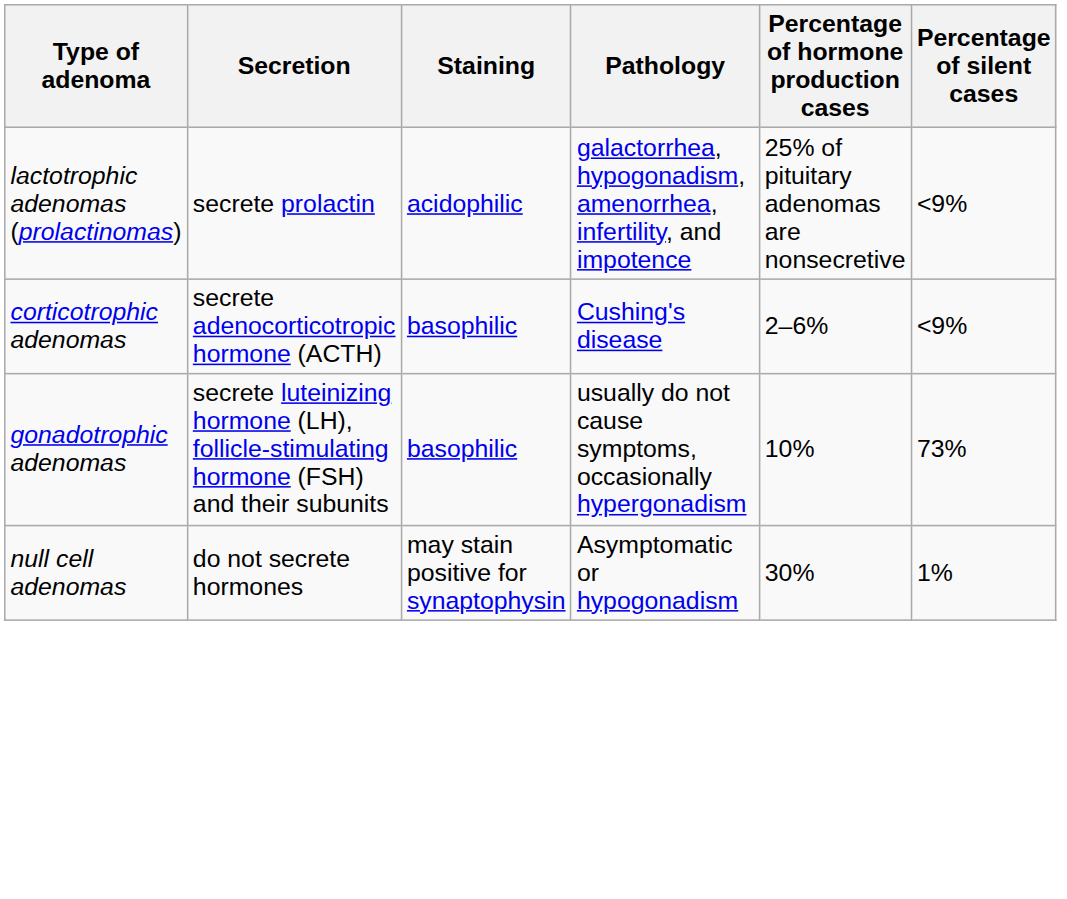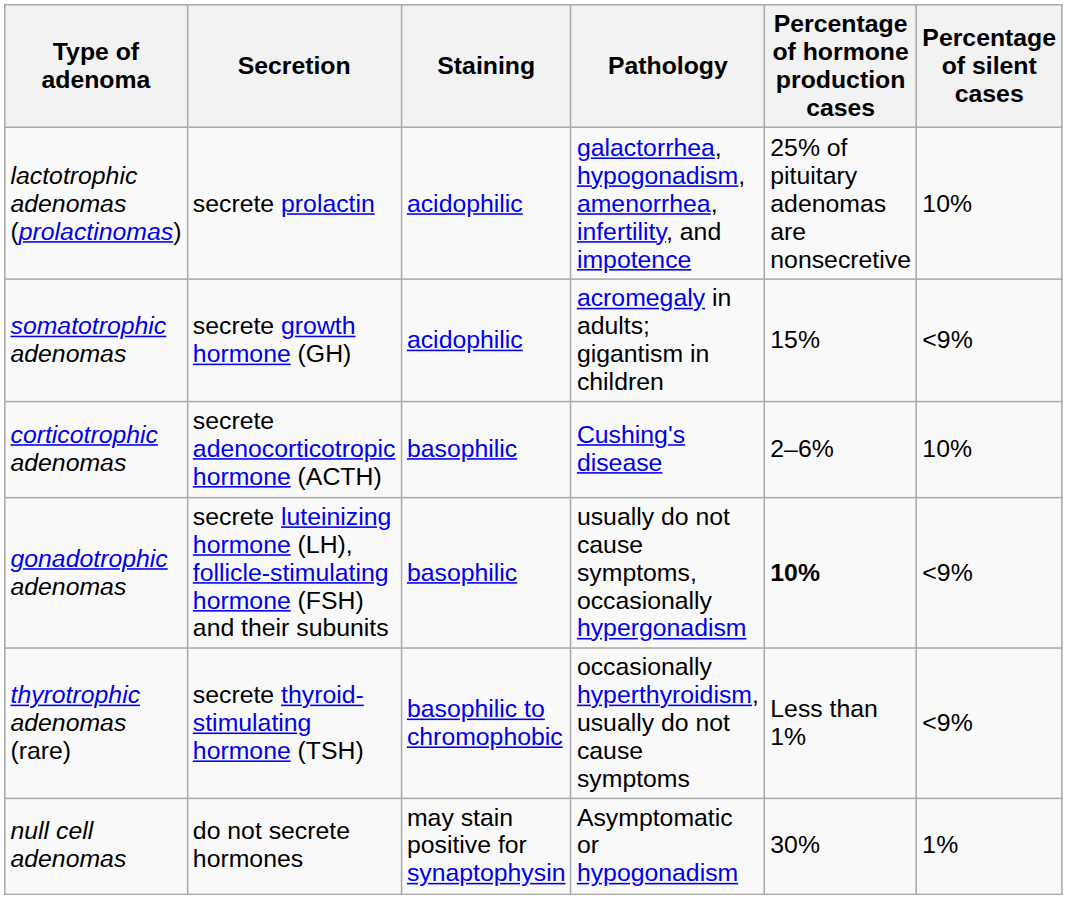(942, 202) <9% -> (947, 202) 10%
+ row: (88, 339)
(942, 326) <9% -> (947, 449) 10%
(790, 449) normal -> (795, 572) bold
(942, 449) 73% -> (948, 572) <9%
+ row: (75, 723)
